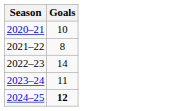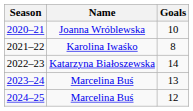+ column: (102, 13)
(62, 81) 11 -> (173, 81) 13
(62, 98) bold -> (173, 98) normal
